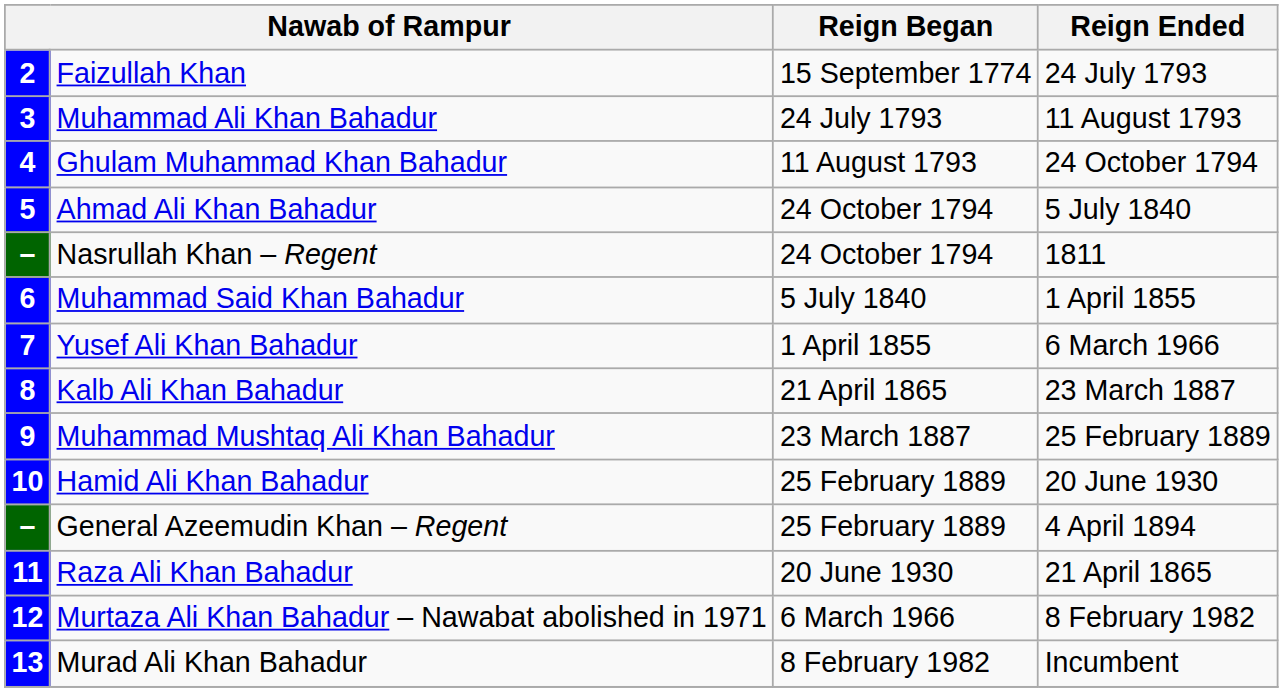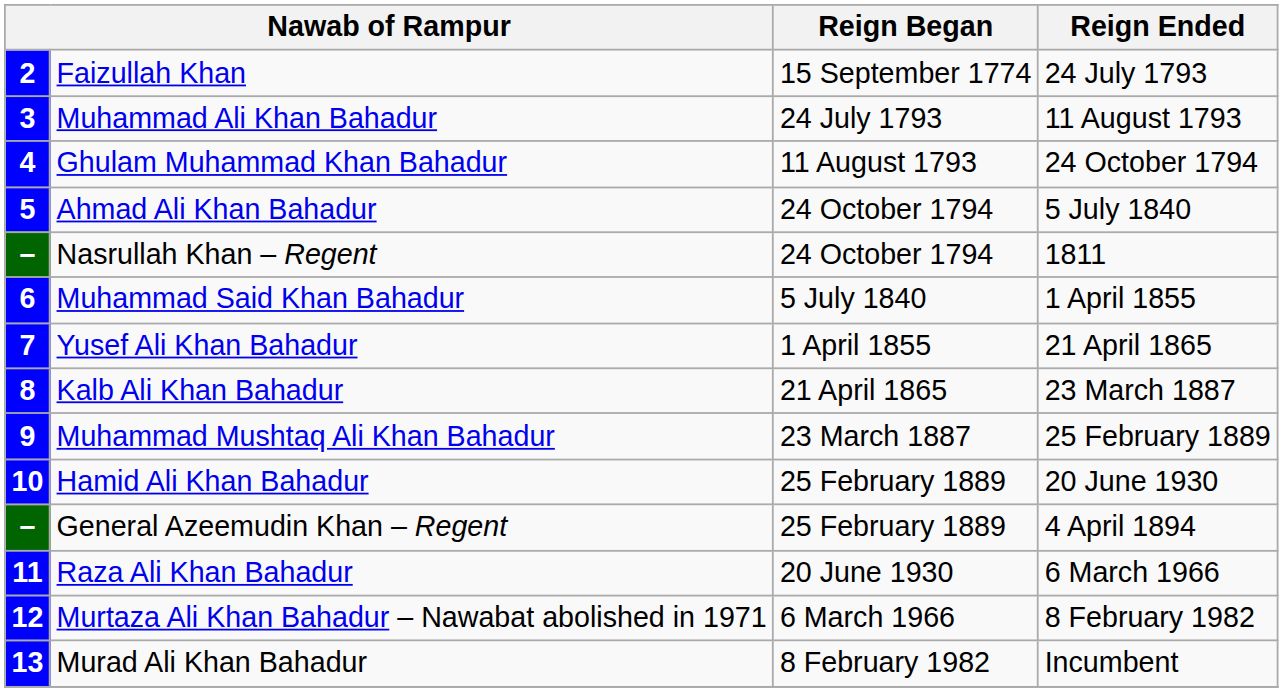(1132, 345) 6 March 1966 -> (1128, 345) 21 April 1865
(1128, 572) 21 April 1865 -> (1132, 572) 6 March 1966
